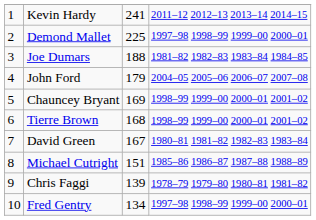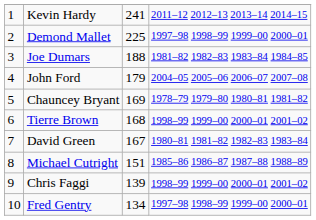(229, 99) 1998–99 1999–00 2000–01 2001–02 -> (229, 99) 1978–79 1979–80 1980–81 1981–82
(229, 183) 1978–79 1979–80 1980–81 1981–82 -> (229, 183) 1998–99 1999–00 2000–01 2001–02
